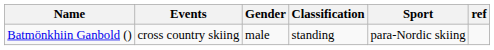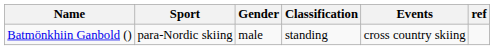columns swapped: (418, 14) <-> (188, 14)
